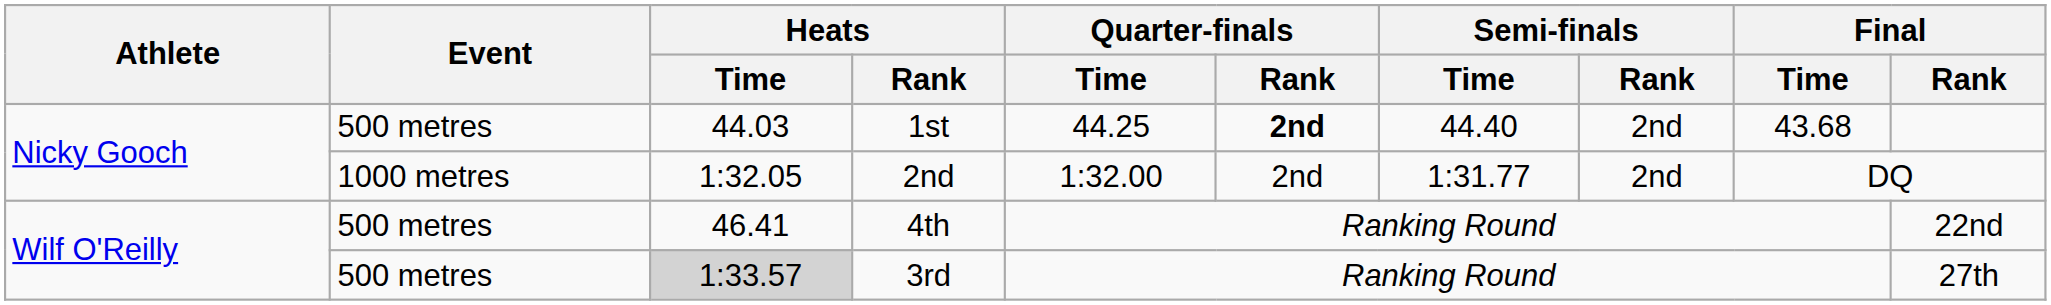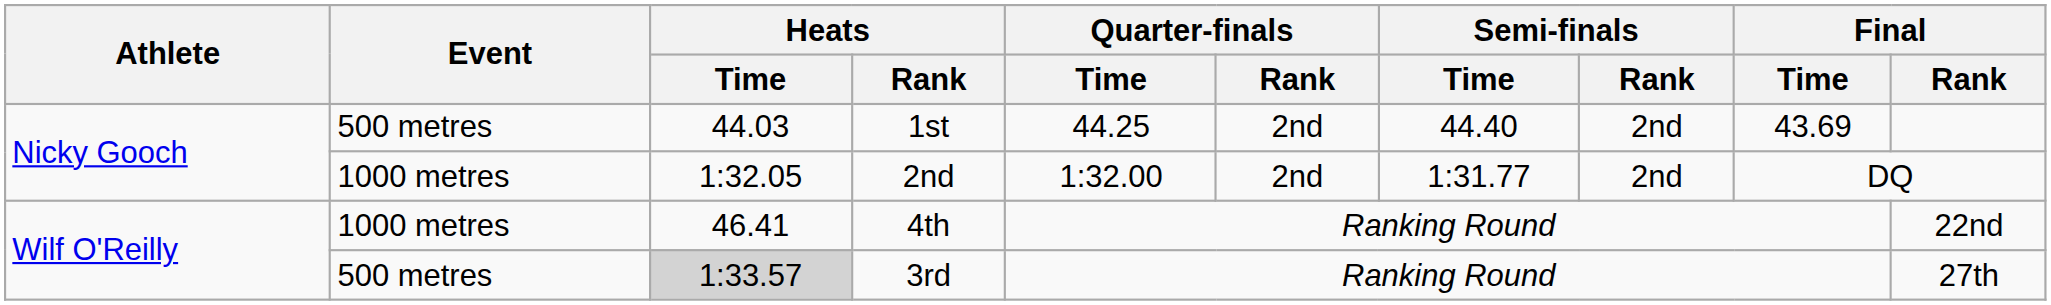(1297, 128) bold -> (1297, 128) normal
(1813, 128) 43.68 -> (1813, 128) 43.69
(415, 226) 500 metres -> (424, 226) 1000 metres
